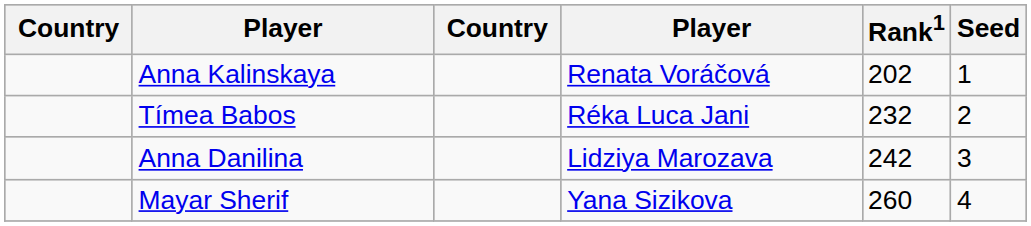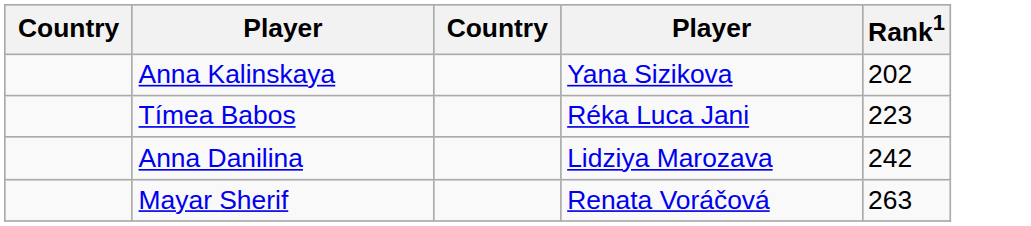- column: (989, 28)
(668, 74) Renata Voráčová -> (650, 74) Yana Sizikova
(890, 116) 232 -> (890, 116) 223
(650, 200) Yana Sizikova -> (668, 200) Renata Voráčová
(890, 200) 260 -> (890, 200) 263
